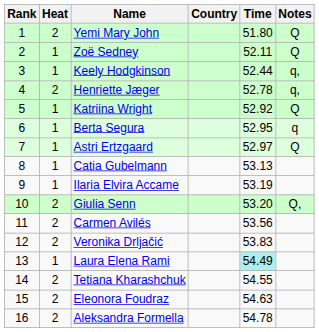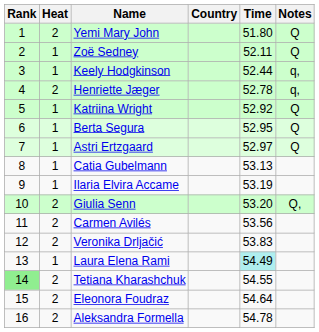(295, 128) q -> (295, 128) Q
(22, 280) no background -> (22, 280) lightgreen background
(258, 299) 54.63 -> (258, 299) 54.64
